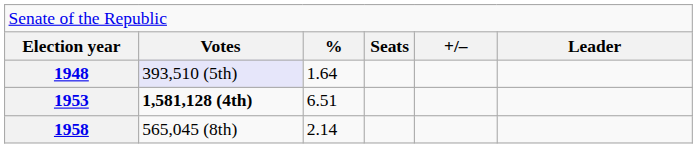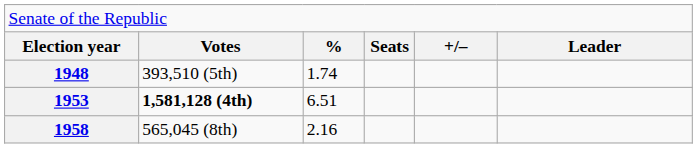(190, 73) lavender background -> (190, 73) no background
(322, 73) 1.64 -> (322, 73) 1.74
(322, 128) 2.14 -> (322, 128) 2.16
